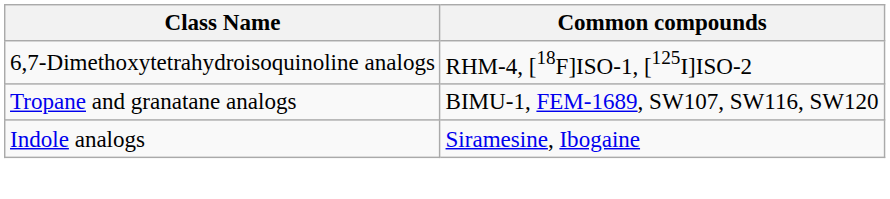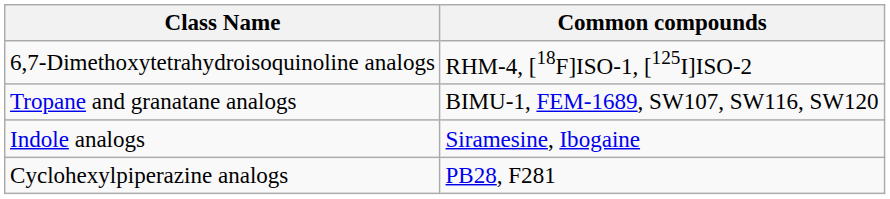+ row: (149, 175)
